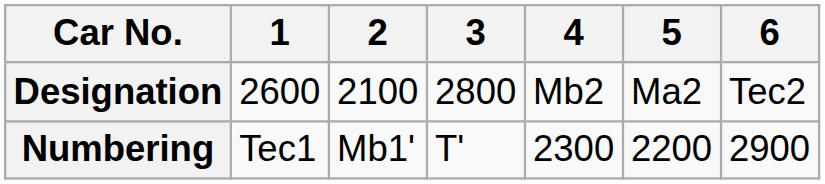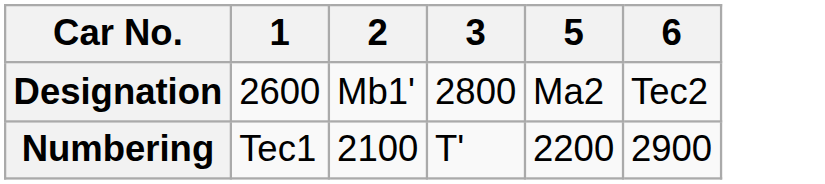- column: (574, 33)
(378, 91) 2100 -> (376, 91) Mb1'
(376, 149) Mb1' -> (378, 149) 2100
